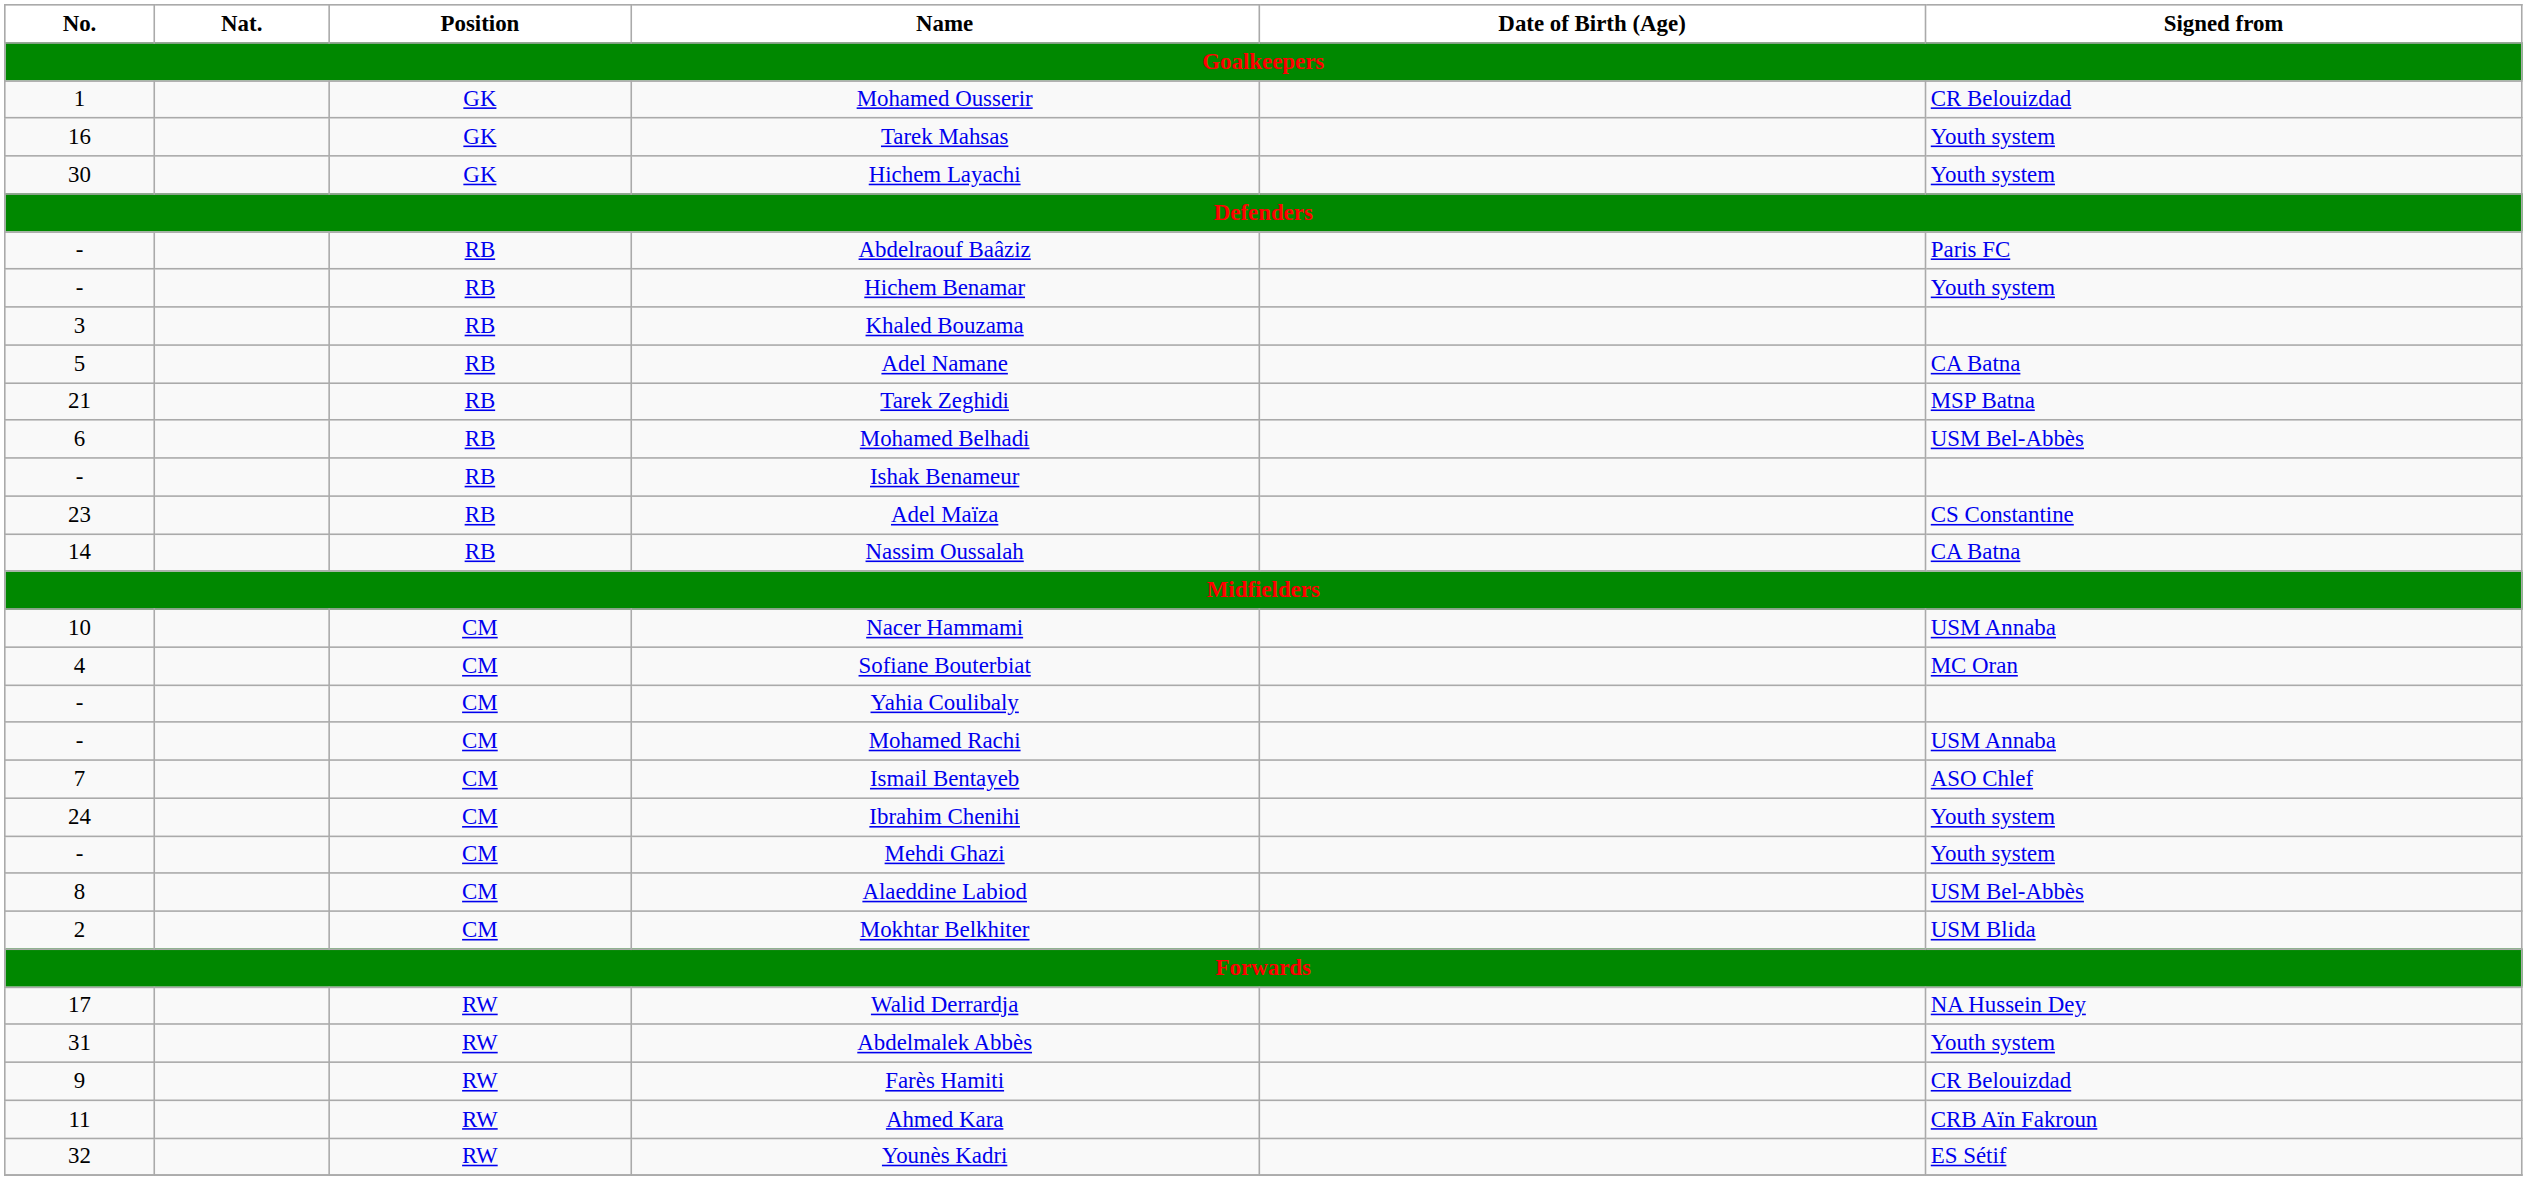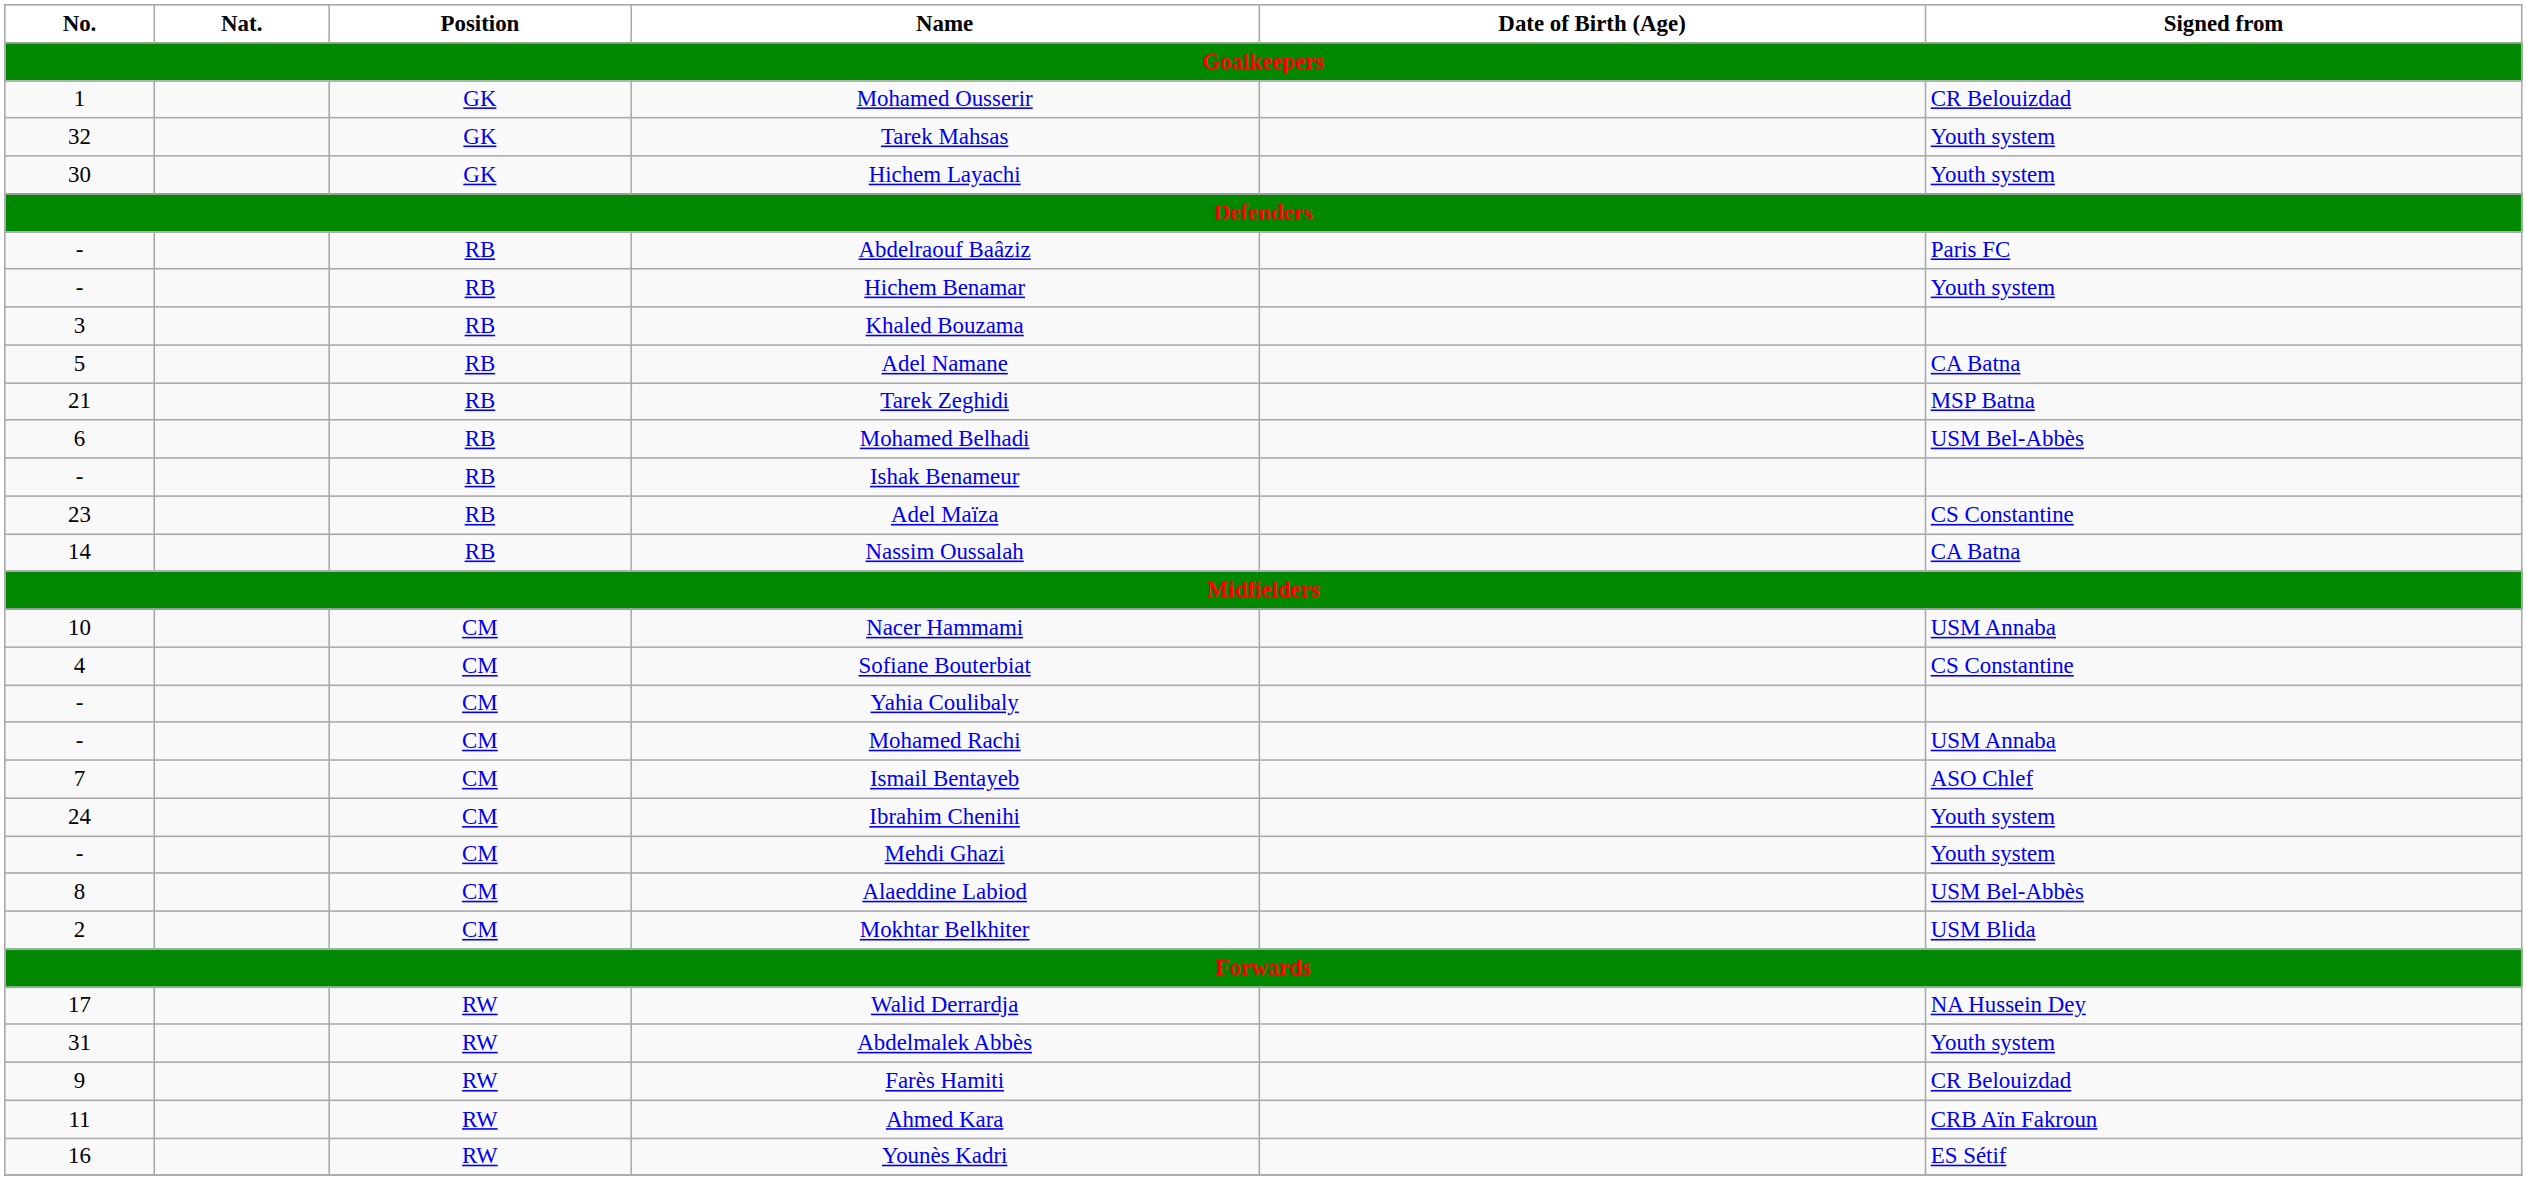(79, 137) 16 -> (79, 137) 32
(1974, 665) MC Oran -> (2002, 665) CS Constantine
(79, 1156) 32 -> (79, 1156) 16
